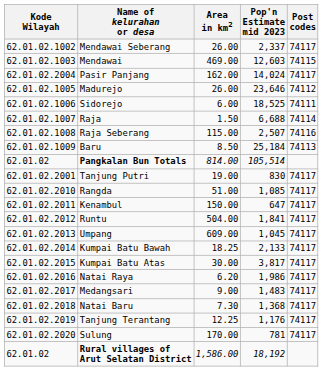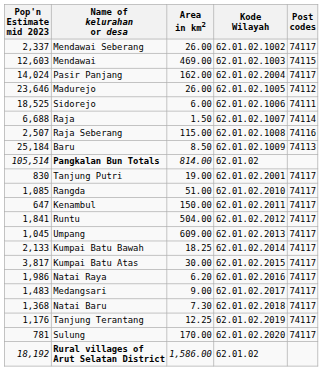columns swapped: (41, 22) <-> (264, 22)
